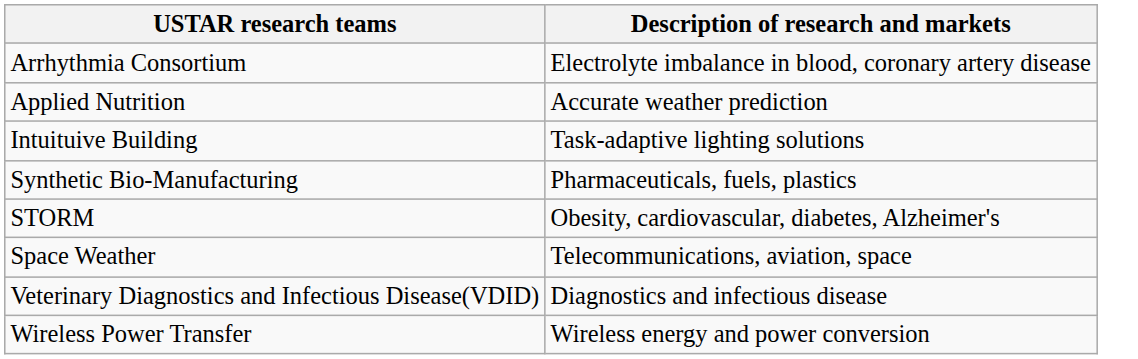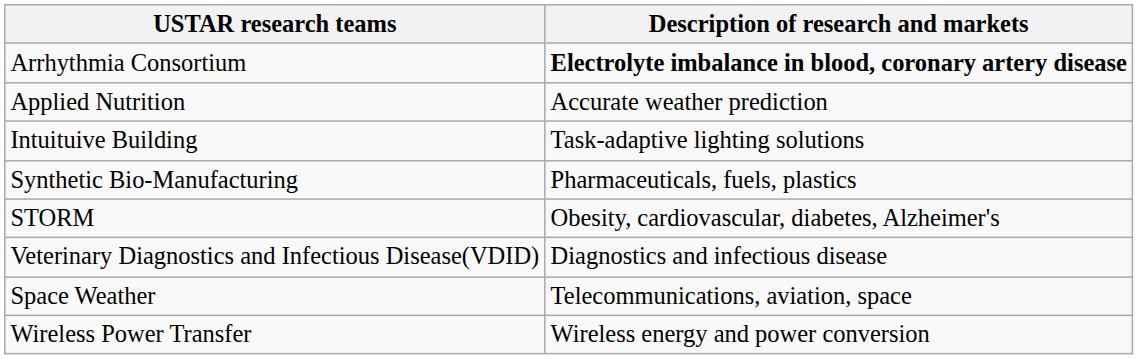(821, 62) normal -> (839, 62) bold
rows swapped: (275, 295) <-> (83, 256)
